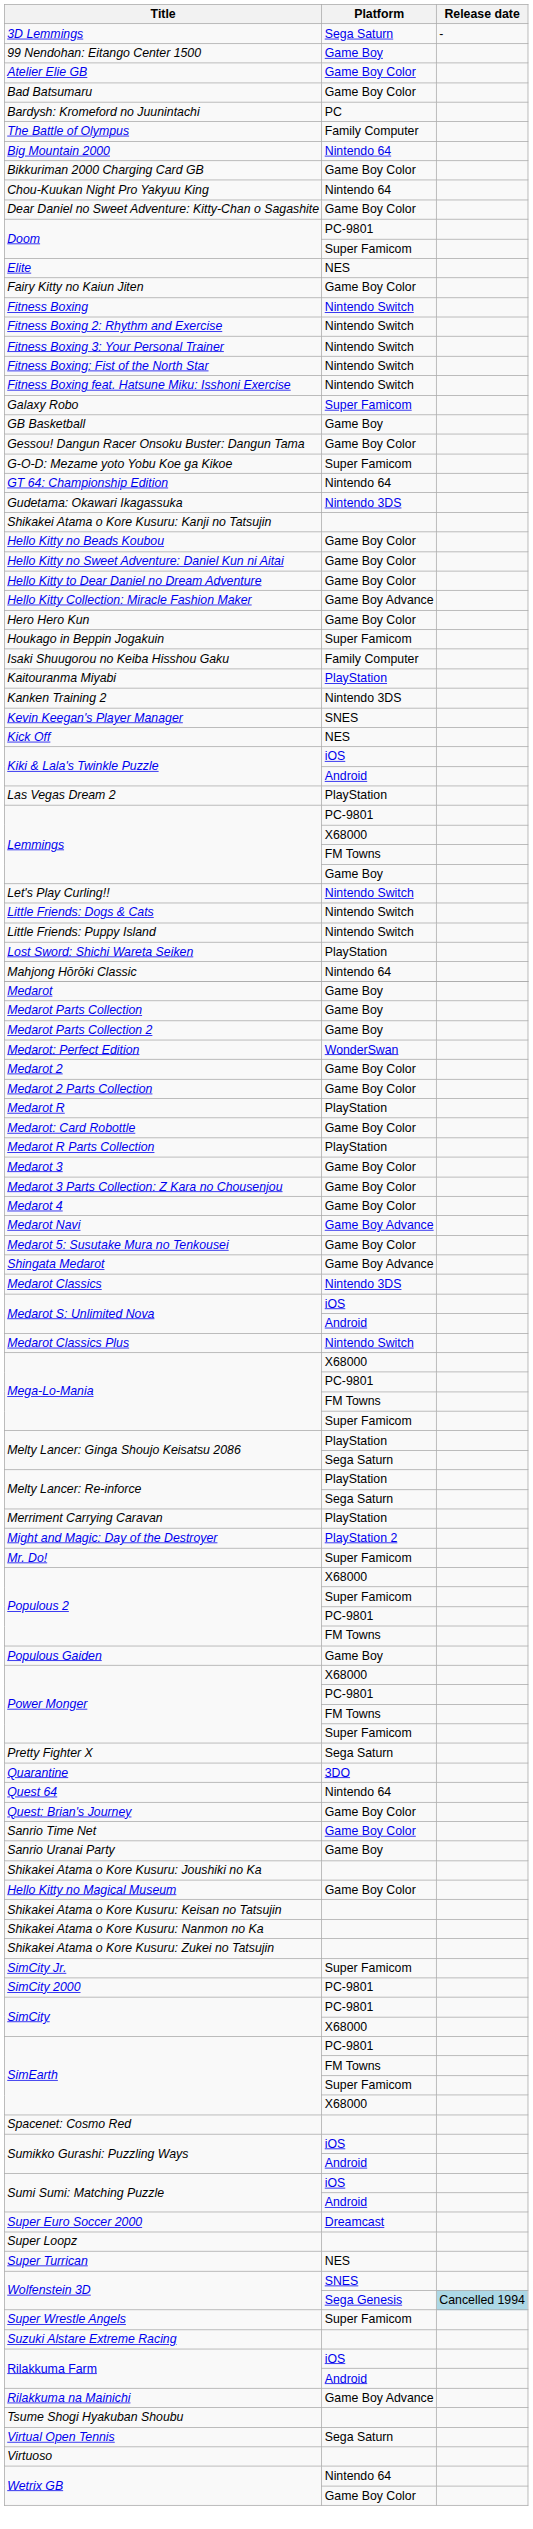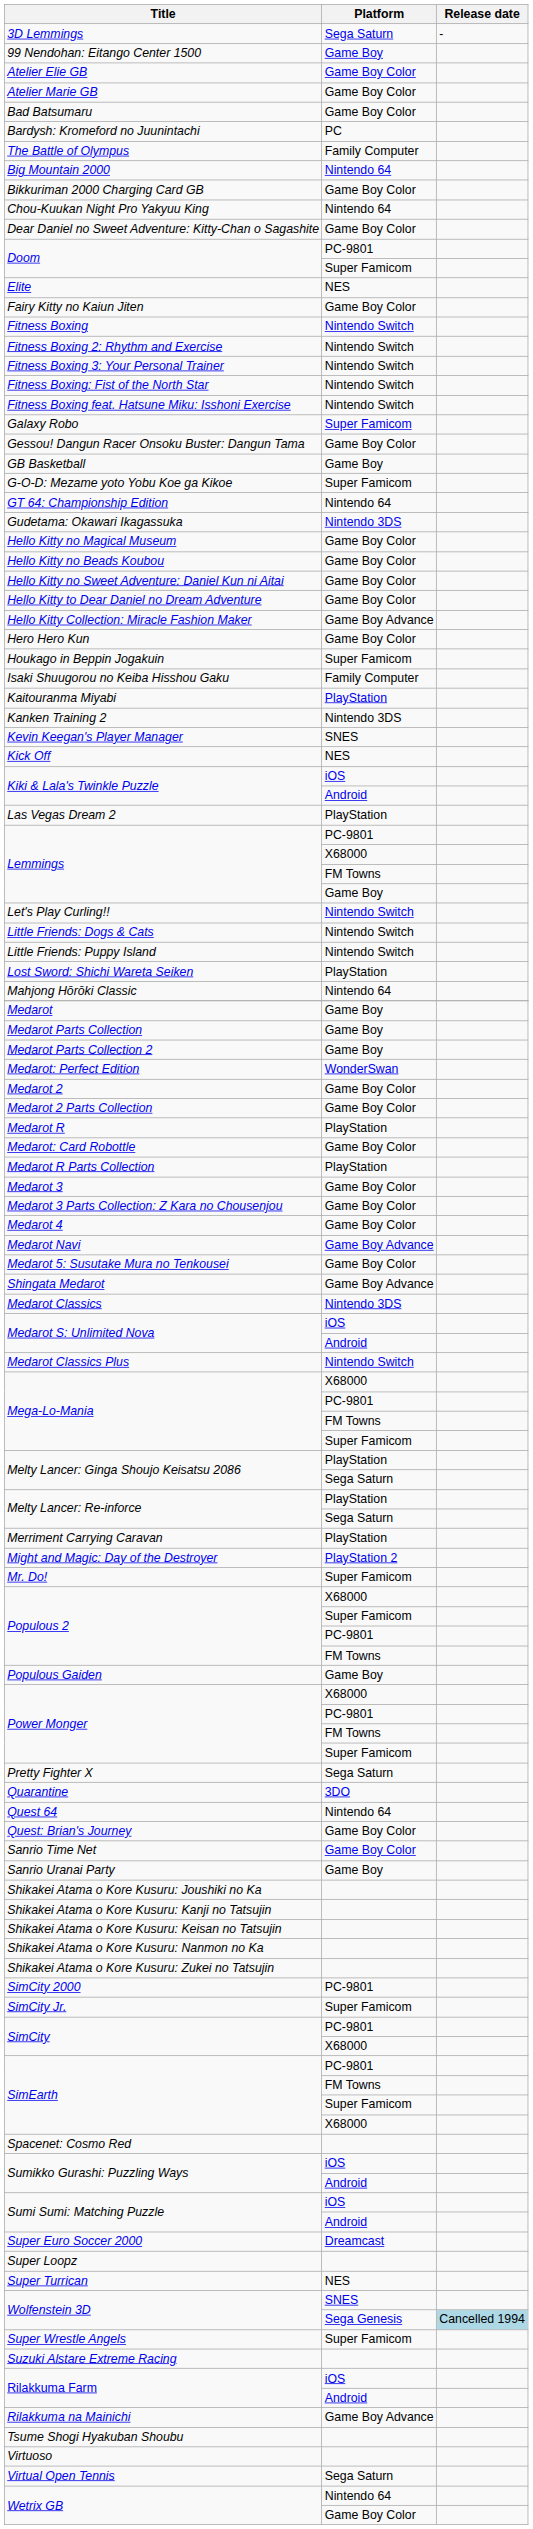+ row: (52, 92)
rows swapped: (46, 424) <-> (156, 444)
rows swapped: (92, 1889) <-> (139, 522)
rows swapped: (44, 1987) <-> (37, 1968)
rows swapped: (61, 2437) <-> (30, 2456)
